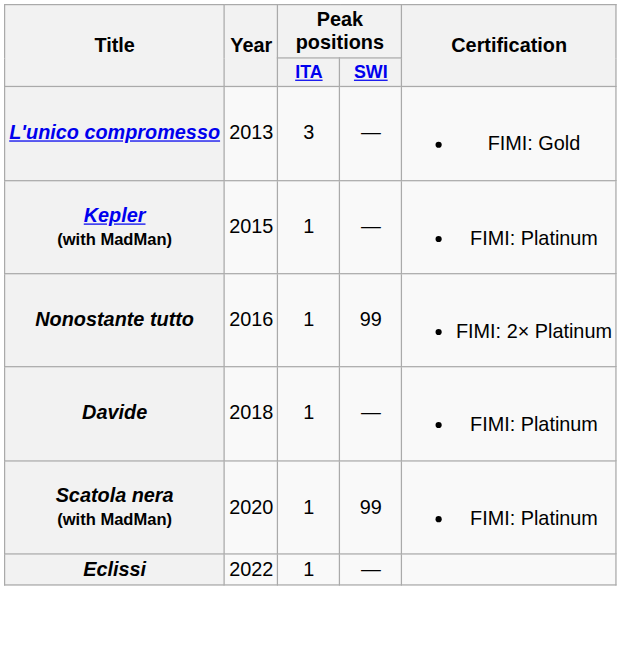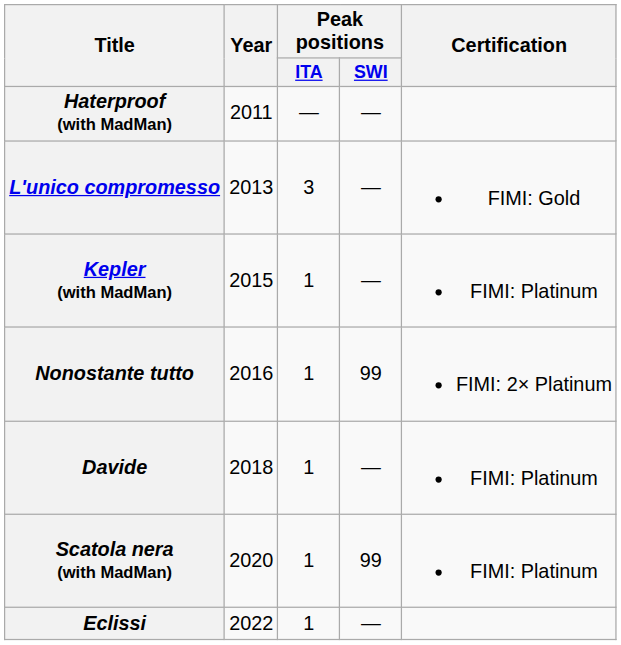+ row: (115, 113)
